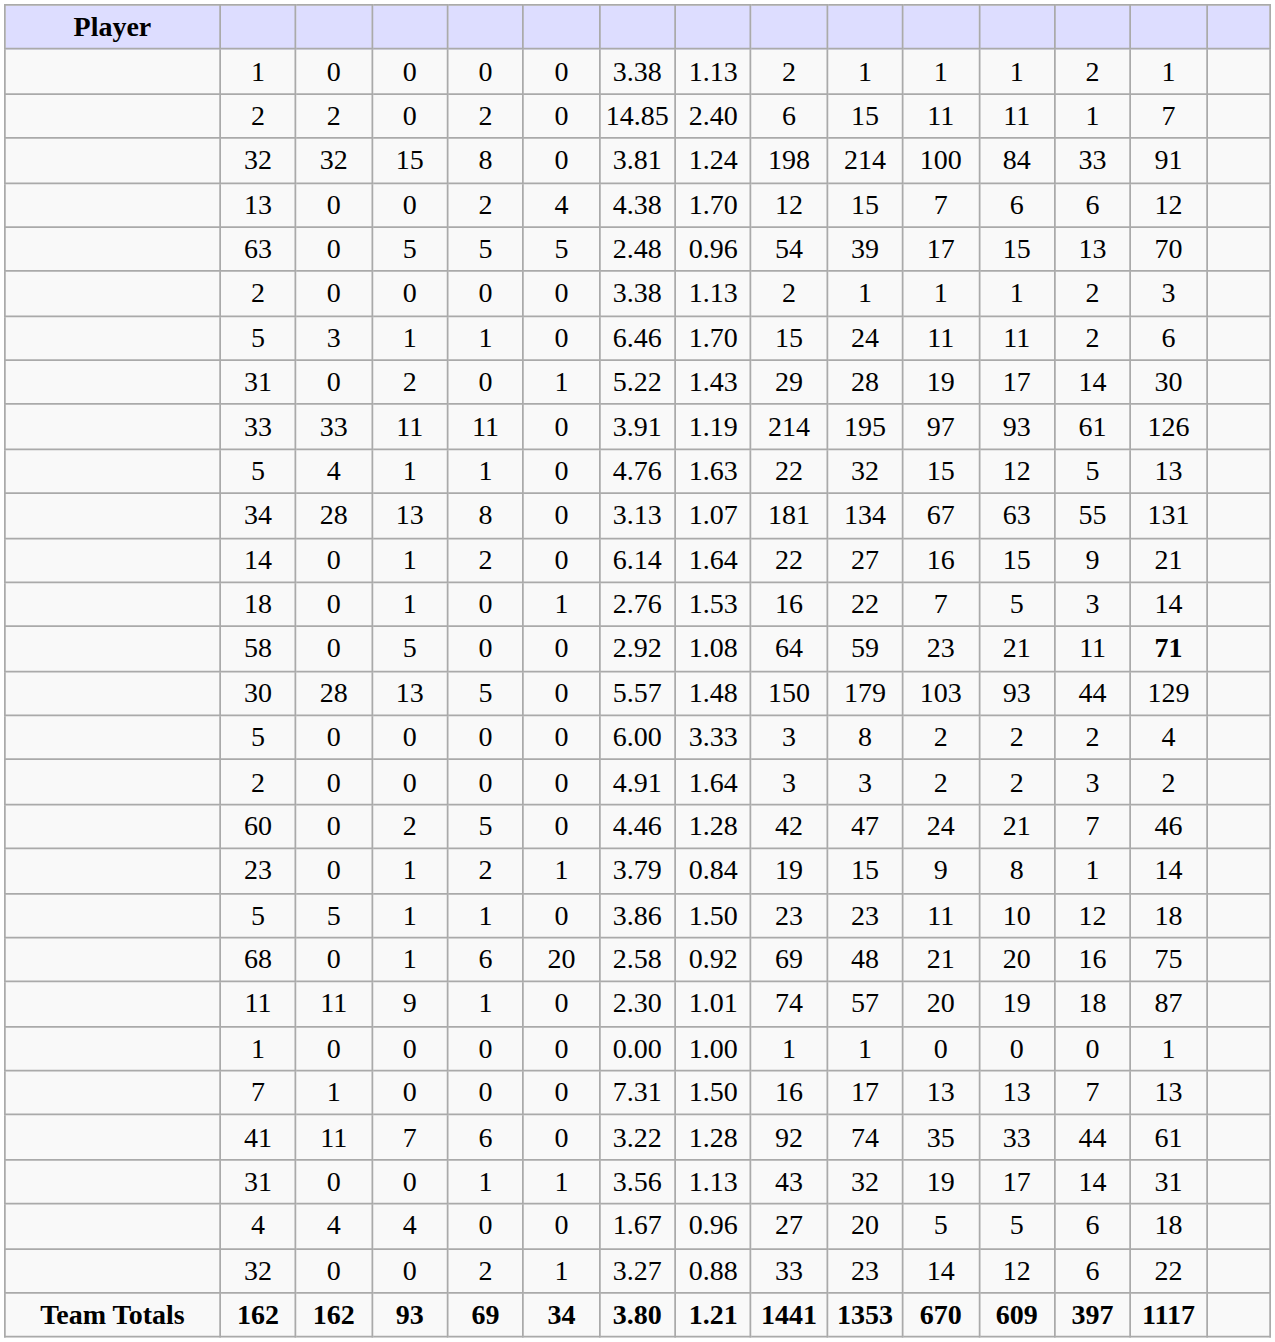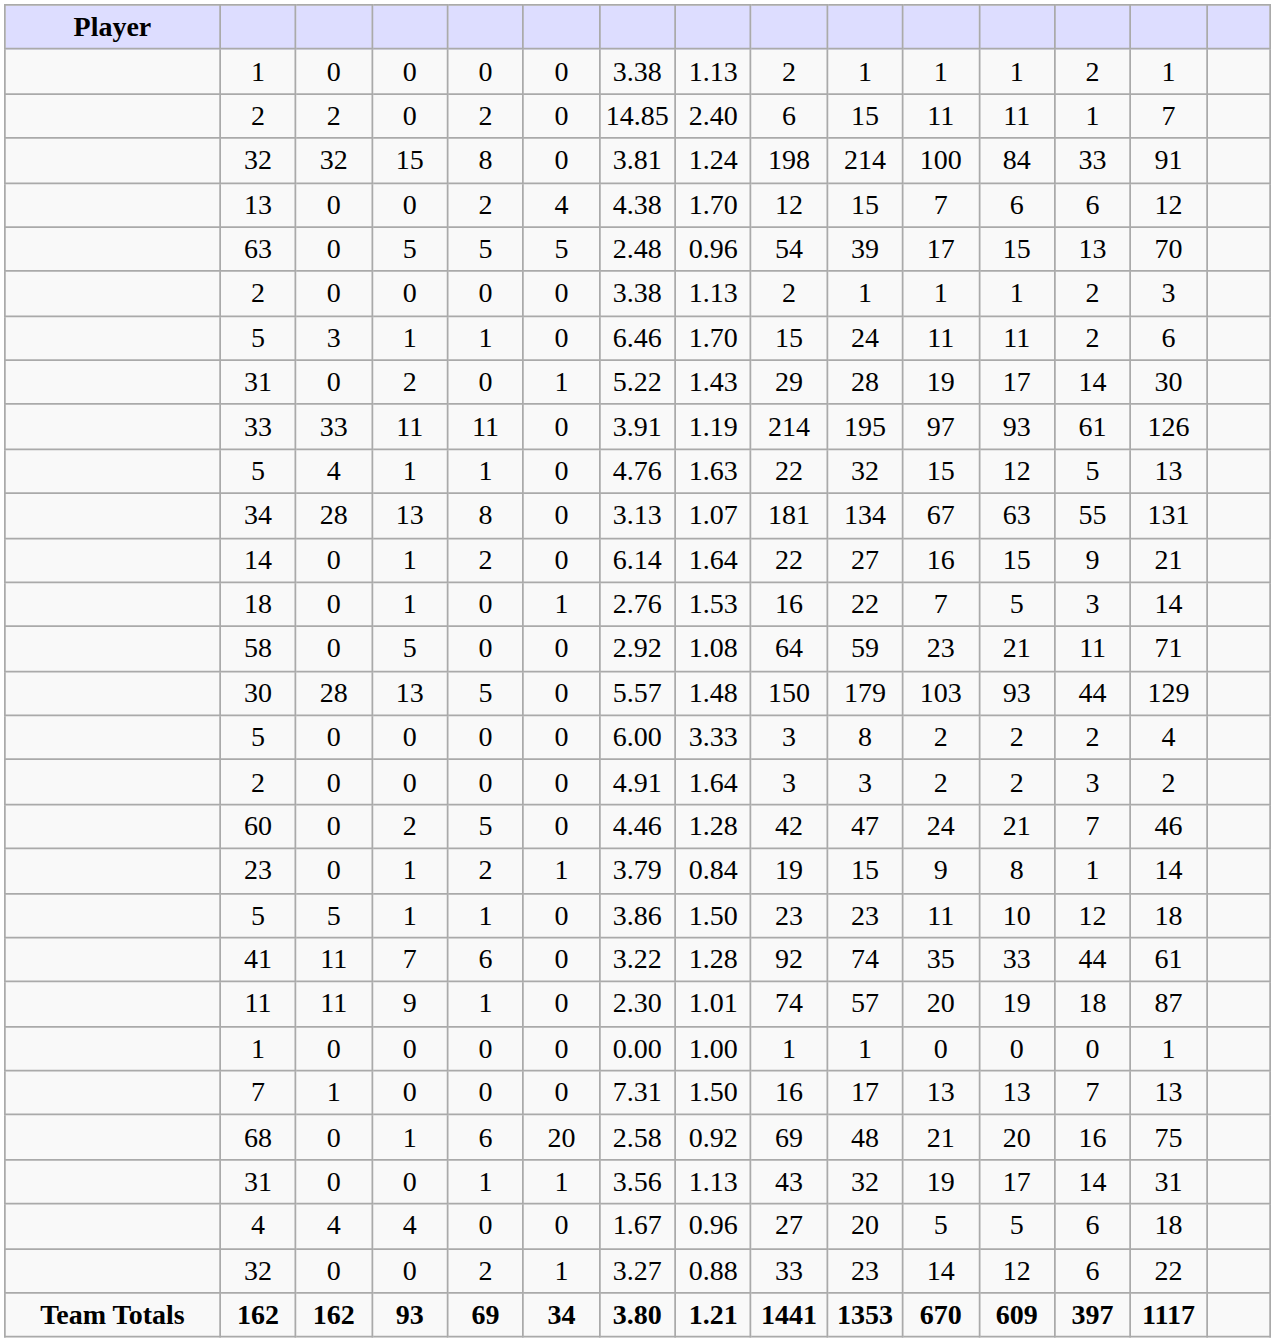(1168, 648) bold -> (1168, 648) normal
rows swapped: (258, 959) <-> (258, 1136)
